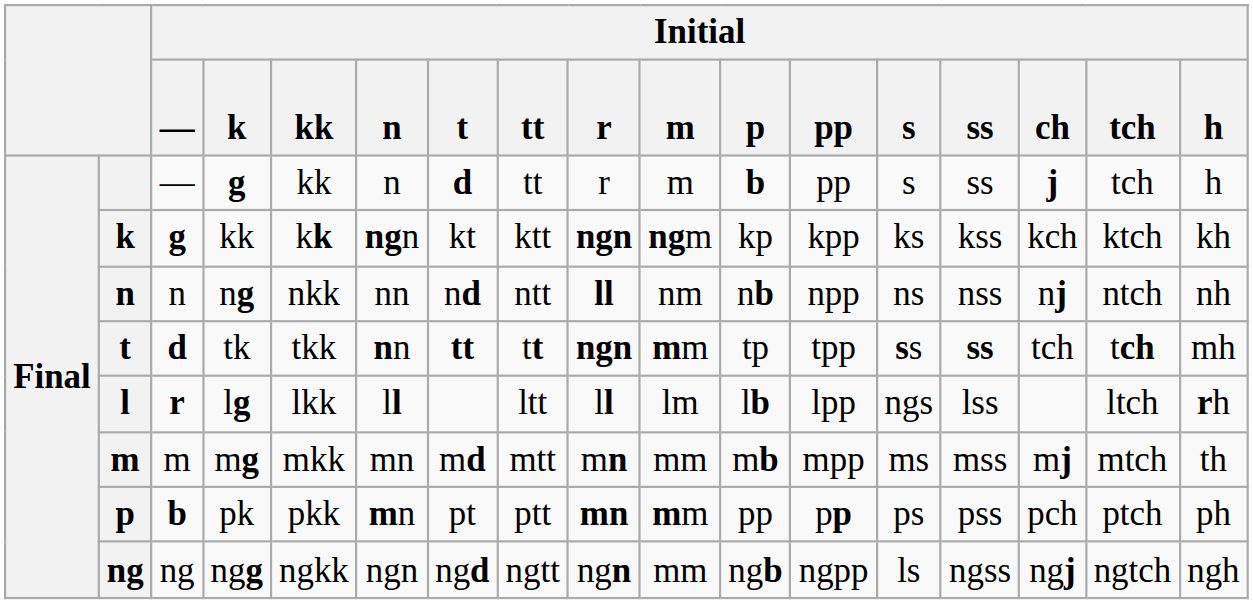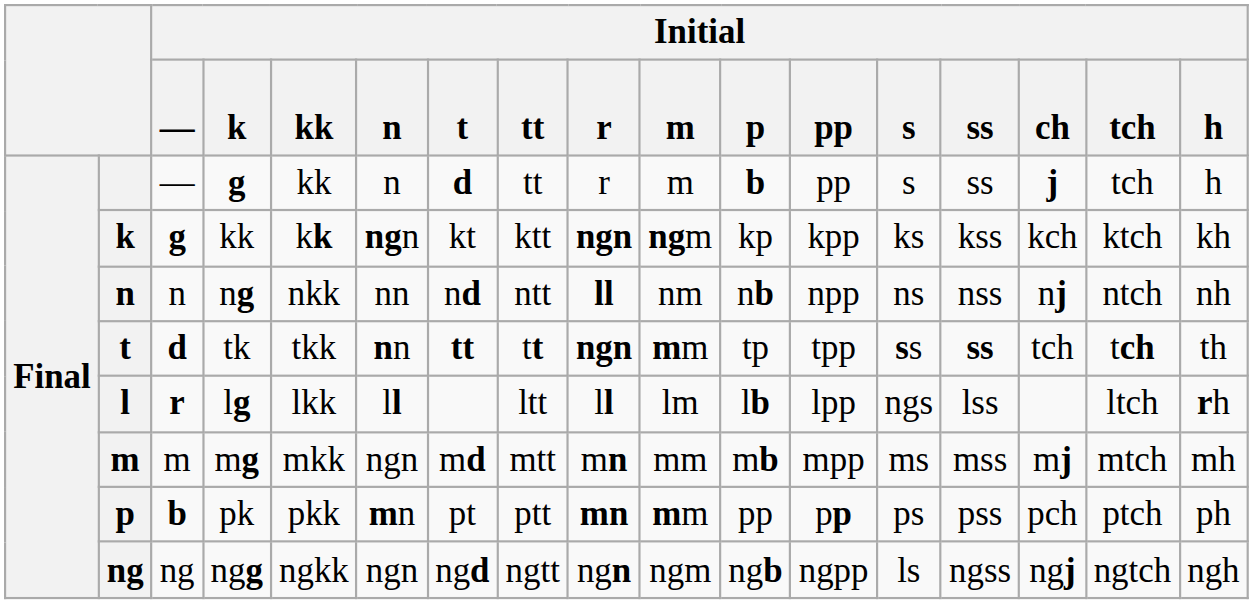(1213, 347) mh -> (1213, 347) th
(392, 458) mn -> (392, 458) ngn
(1213, 458) th -> (1213, 458) mh
(680, 569) mm -> (680, 569) ngm
